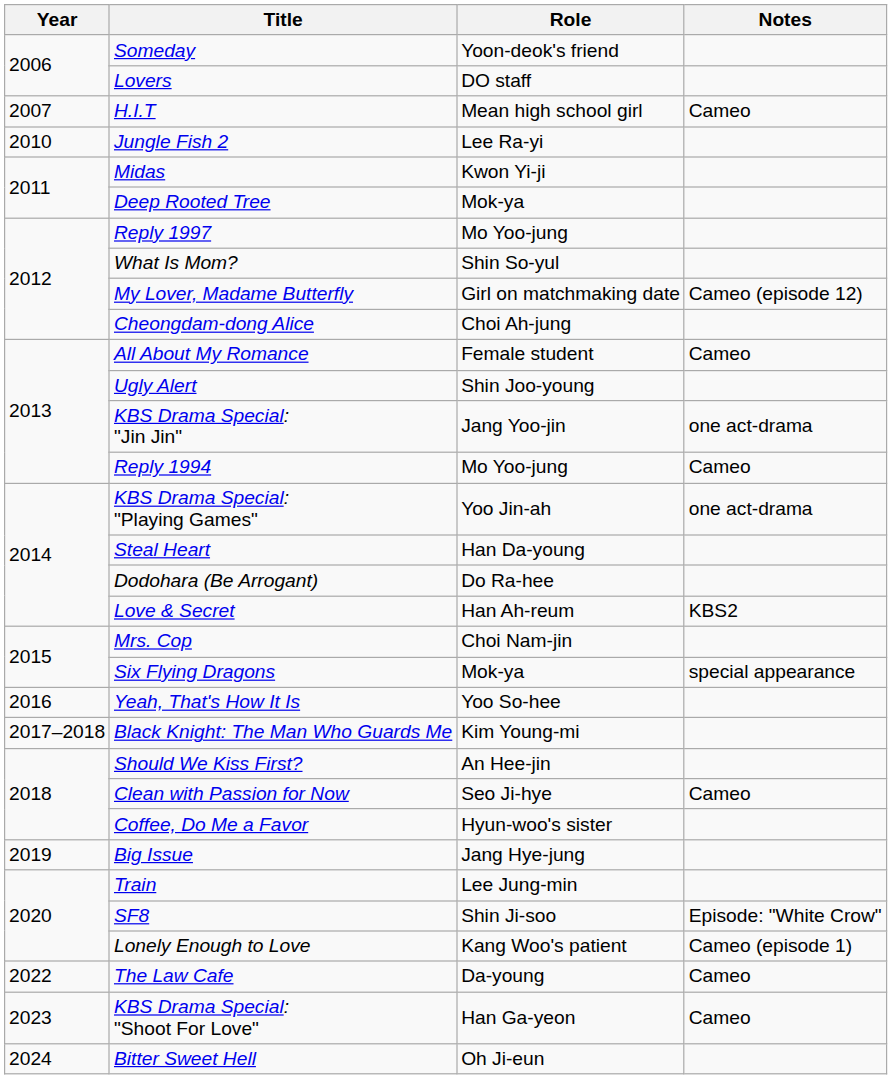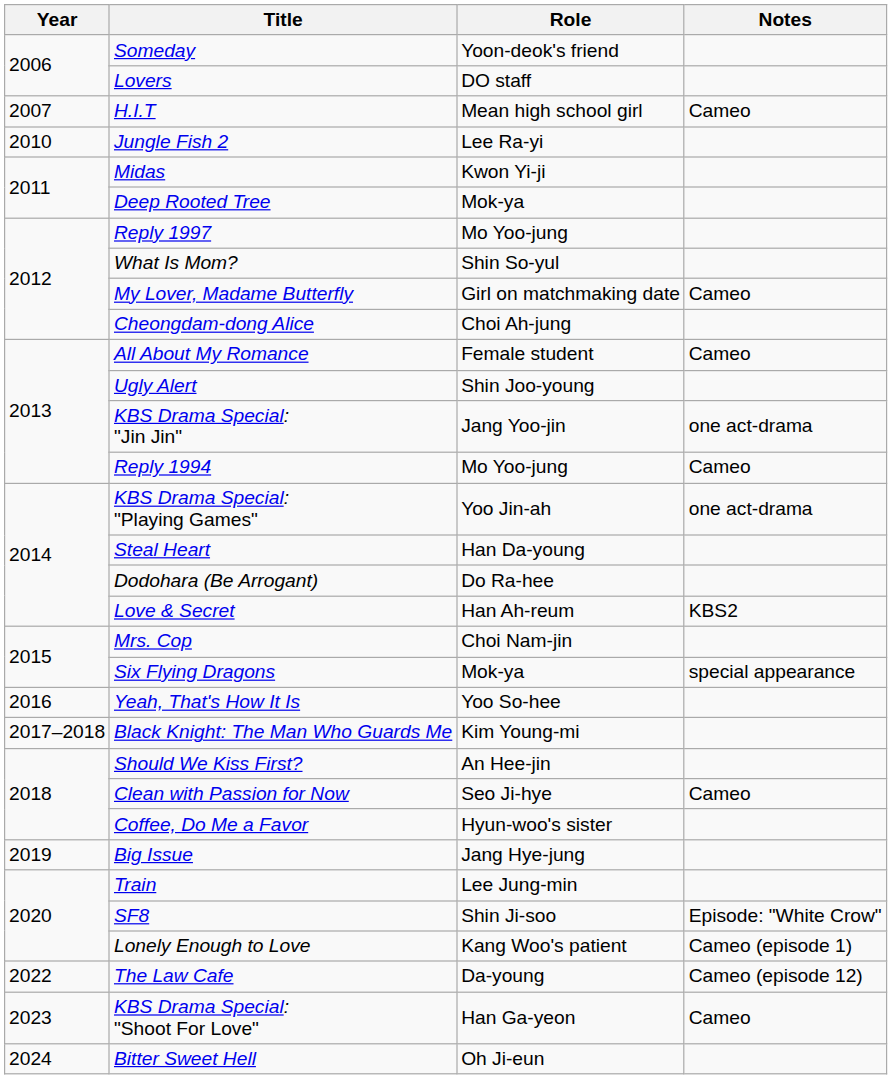(776, 293) Cameo (episode 12) -> (720, 293) Cameo
(720, 976) Cameo -> (776, 976) Cameo (episode 12)
